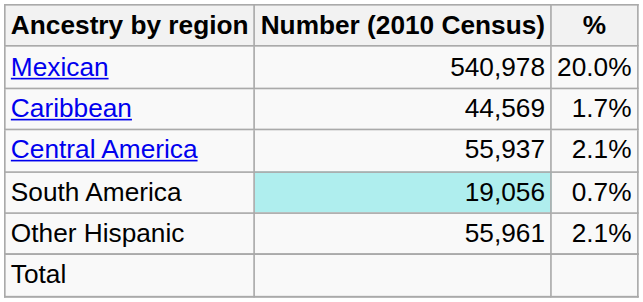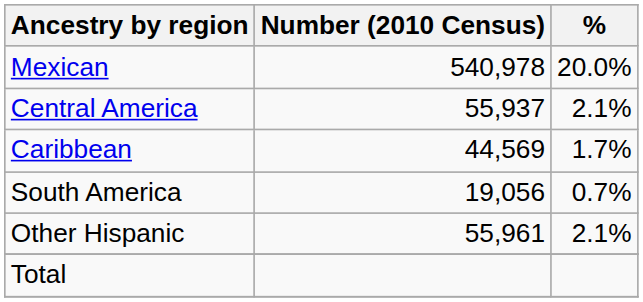rows swapped: (71, 108) <-> (104, 150)
(505, 191) paleturquoise background -> (505, 191) no background
